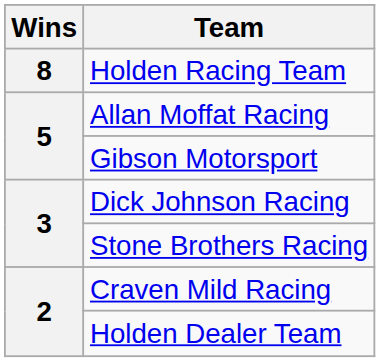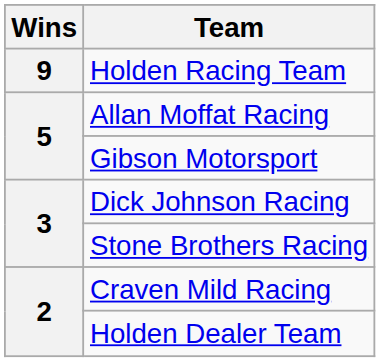(44, 71) 8 -> (44, 71) 9
